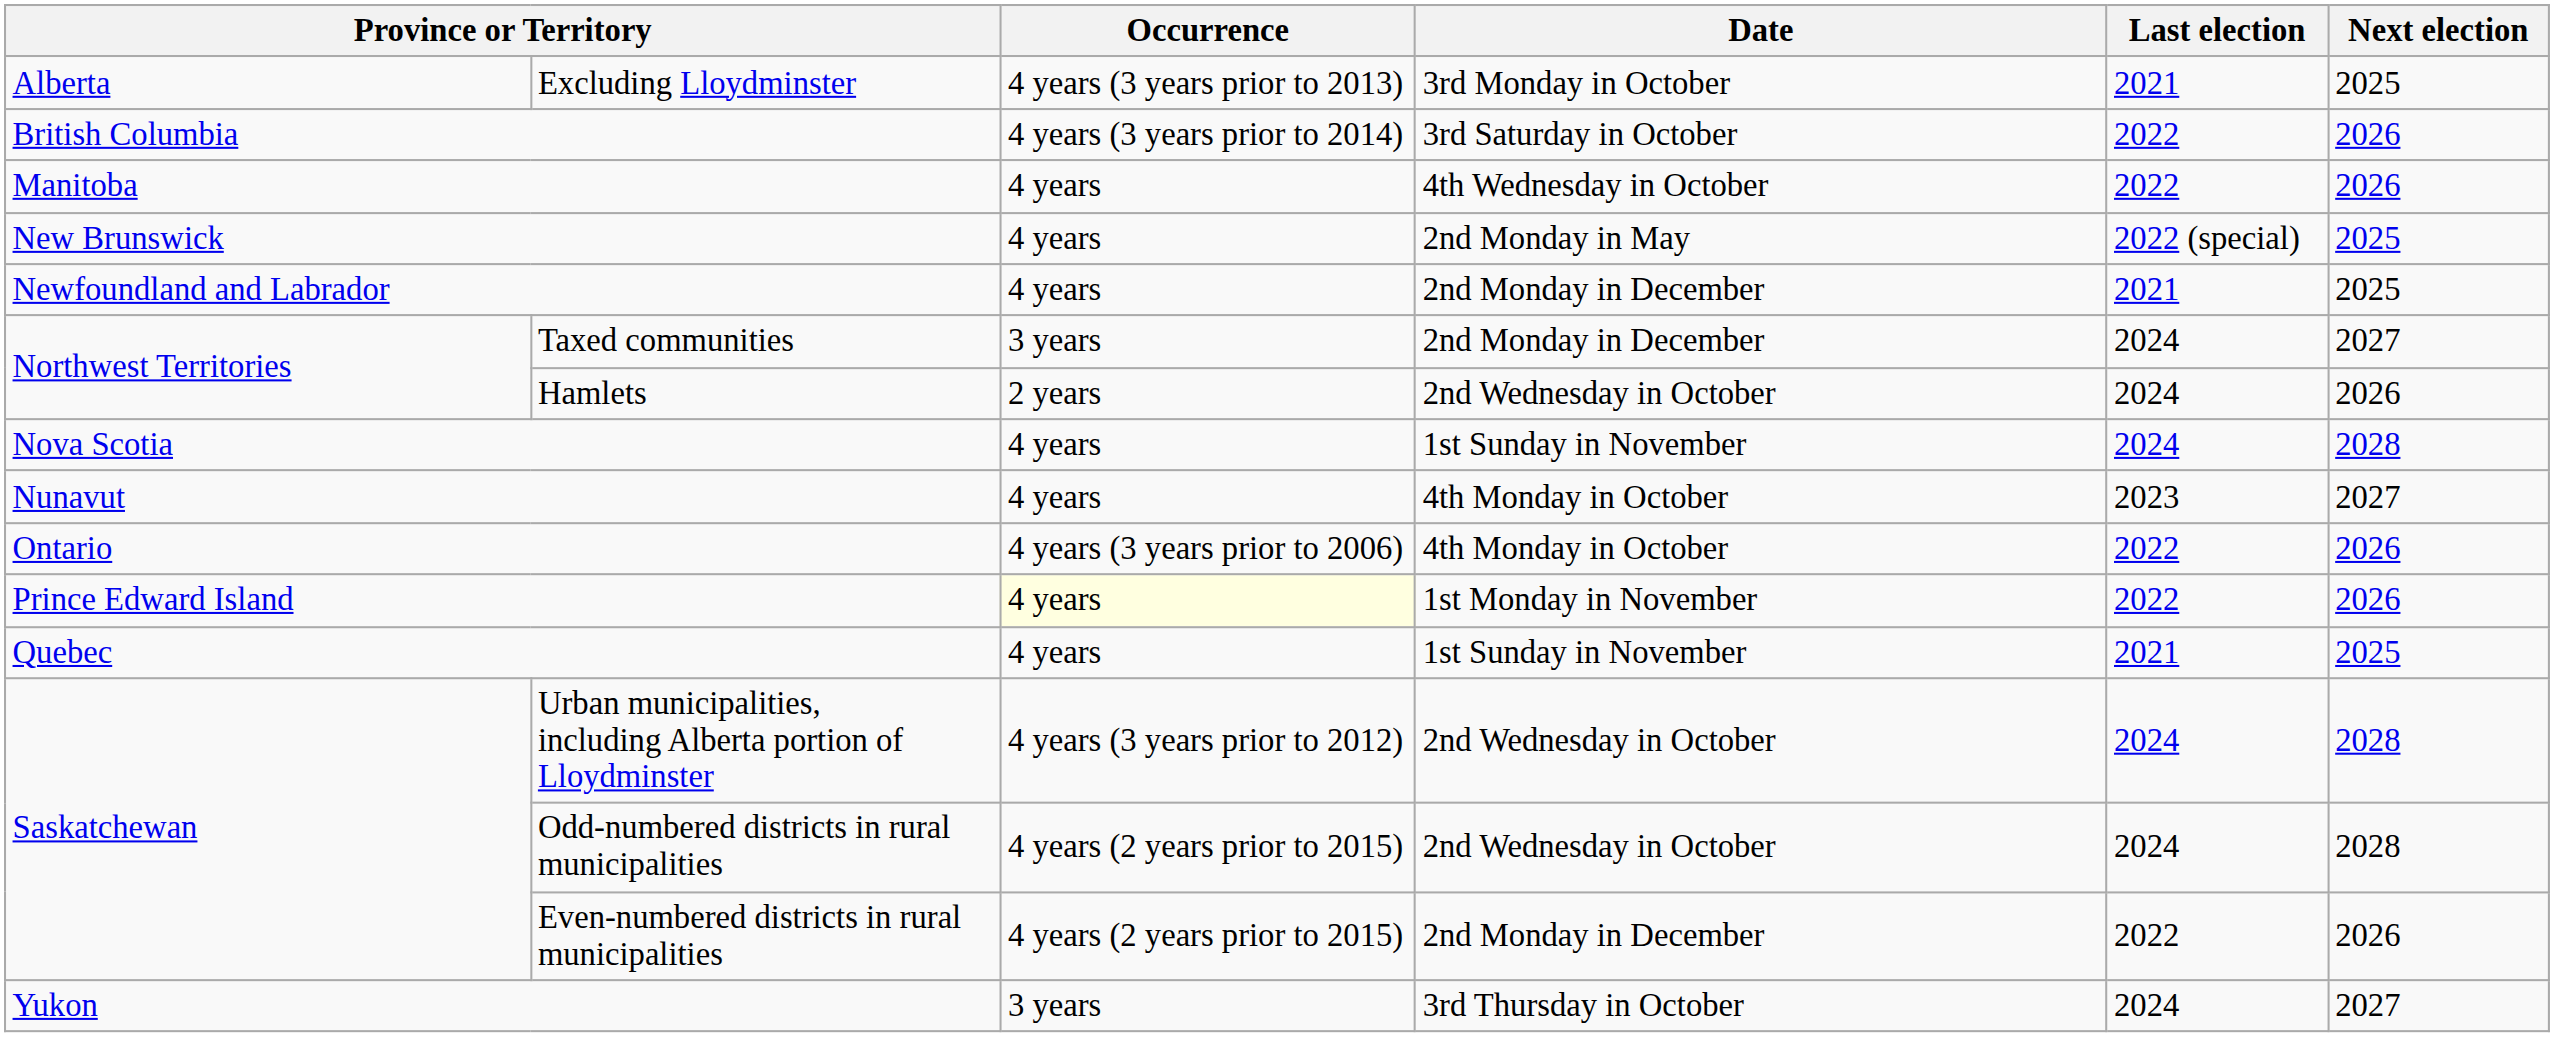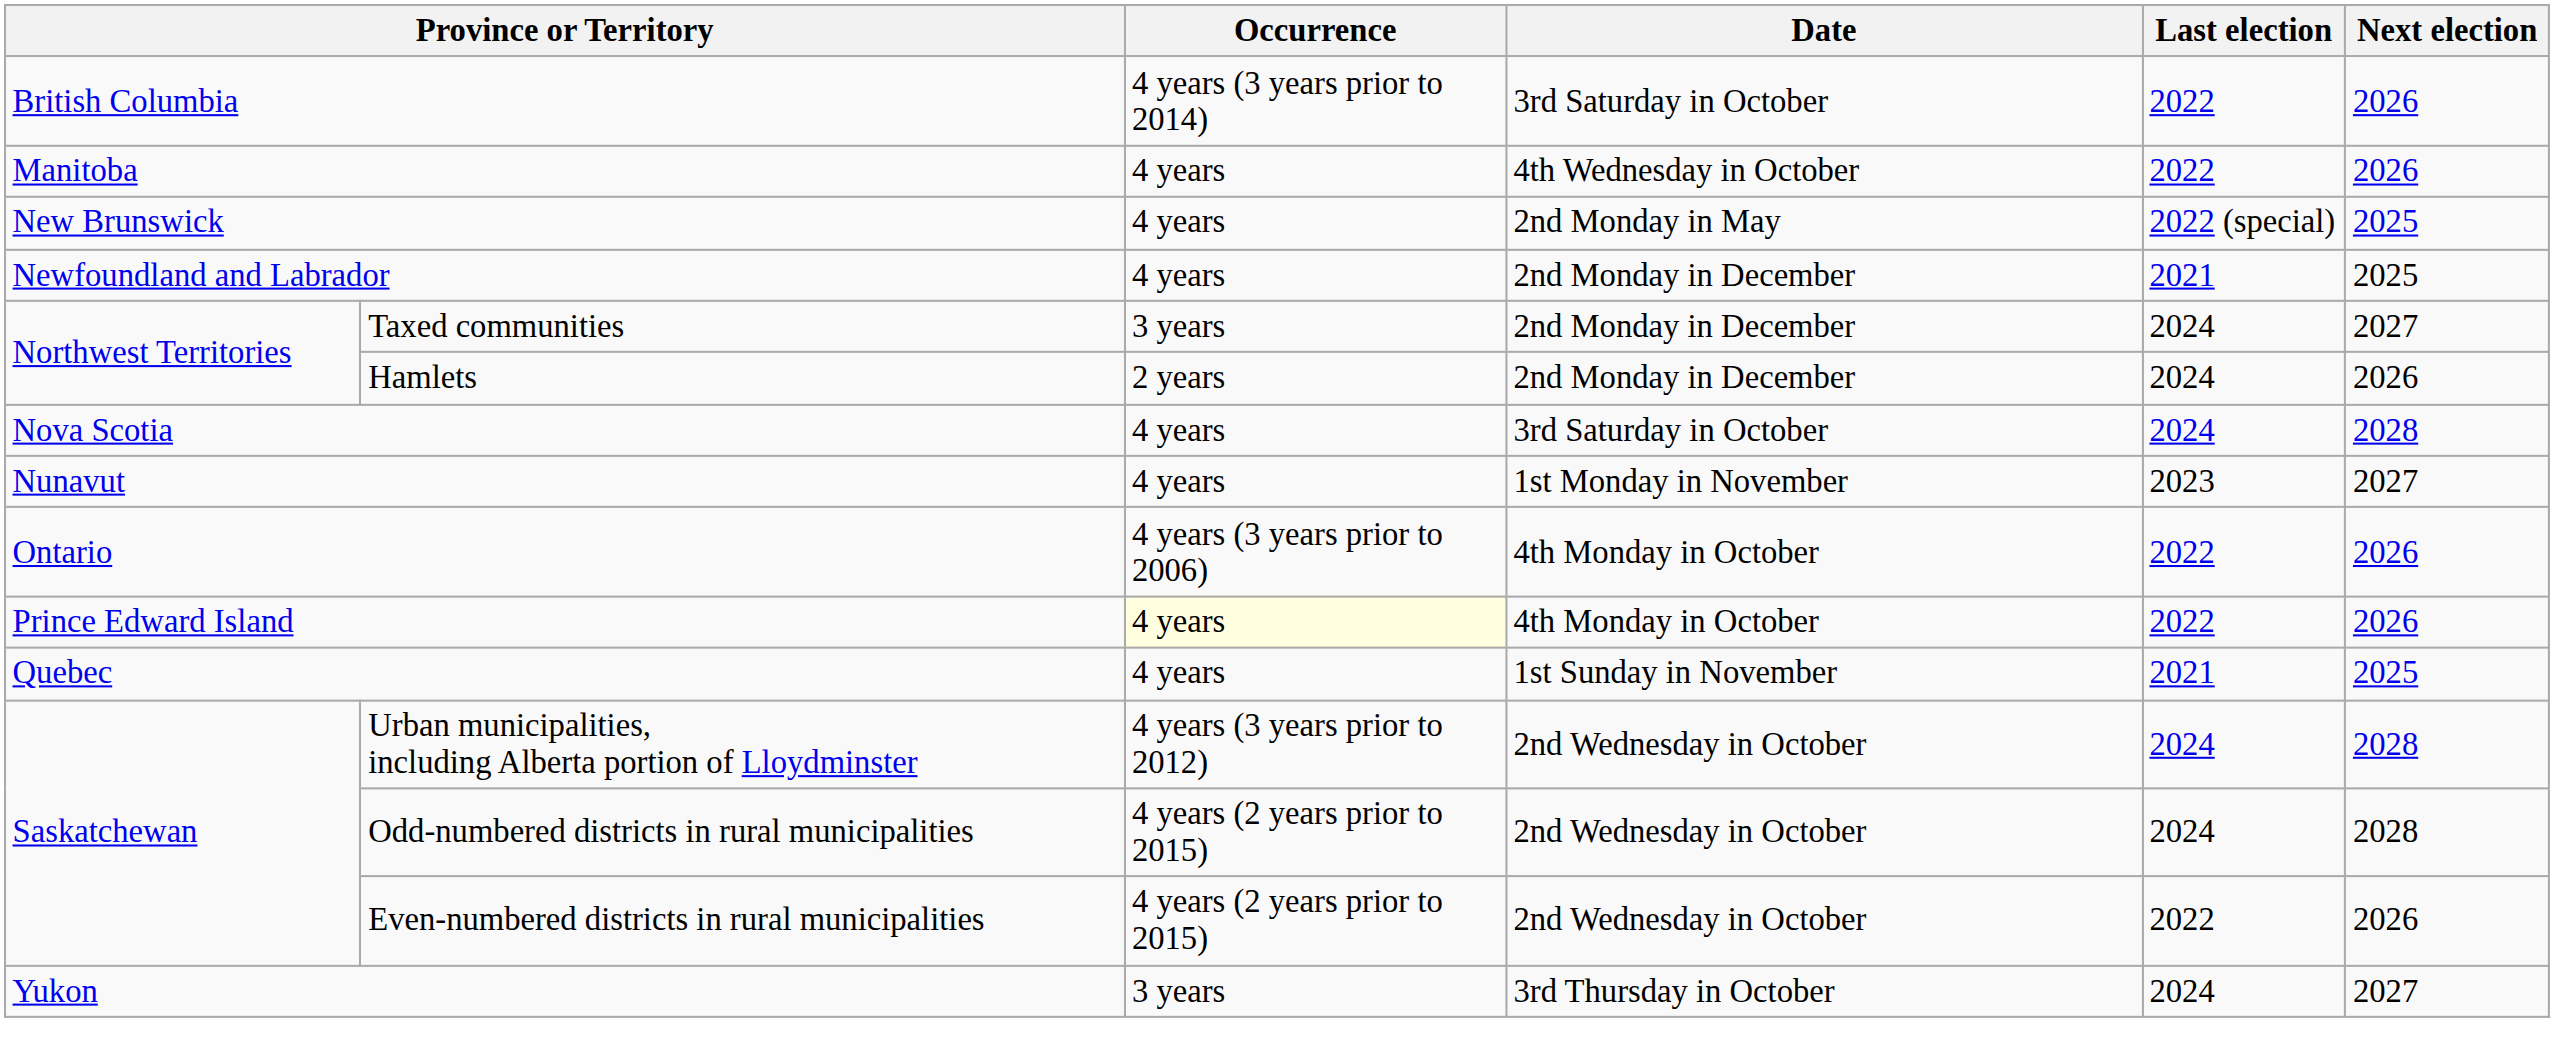- row: (697, 82)
(1599, 392) 2nd Wednesday in October -> (1684, 377) 2nd Monday in December
(1585, 444) 1st Sunday in November -> (1671, 429) 3rd Saturday in October
(1575, 496) 4th Monday in October -> (1681, 481) 1st Monday in November
(1590, 599) 1st Monday in November -> (1666, 621) 4th Monday in October
(1594, 935) 2nd Monday in December -> (1690, 920) 2nd Wednesday in October
